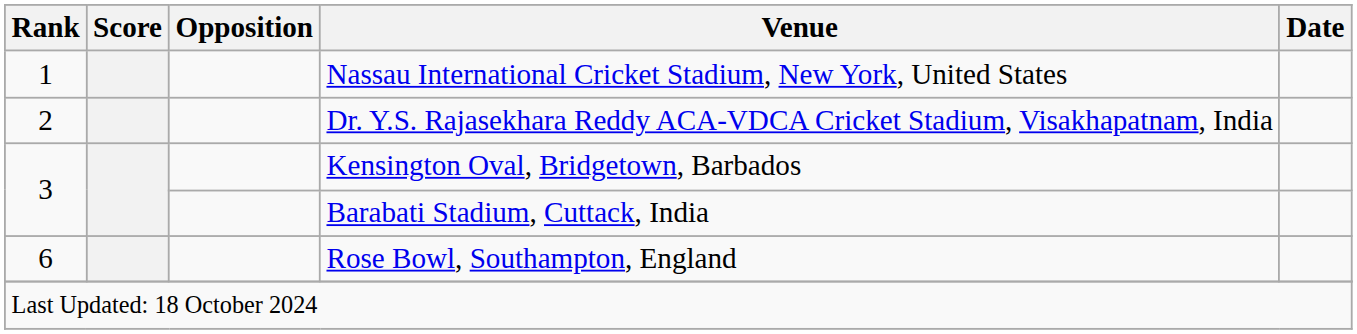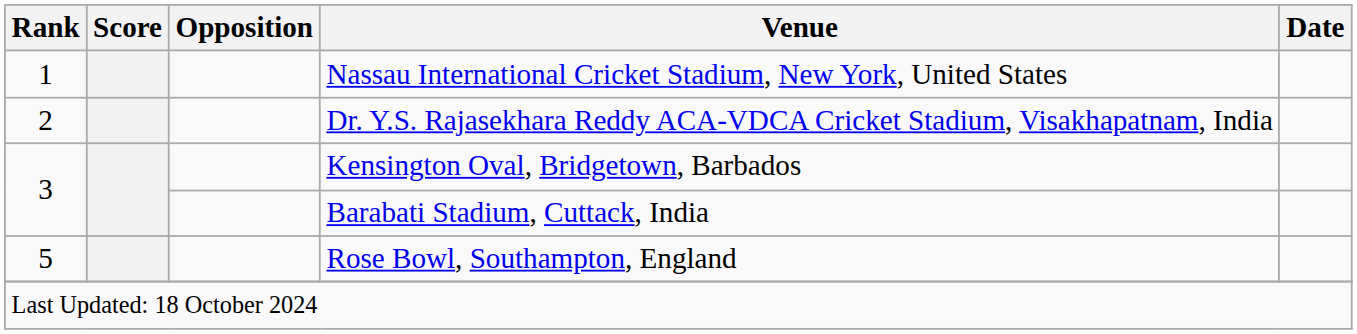(46, 258) 6 -> (46, 258) 5
